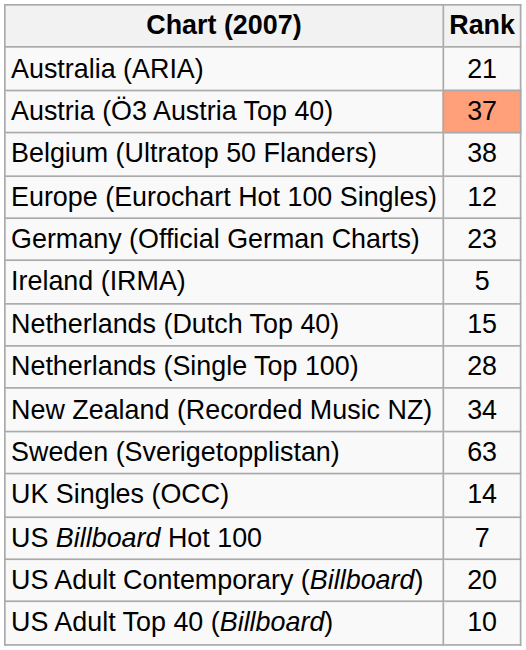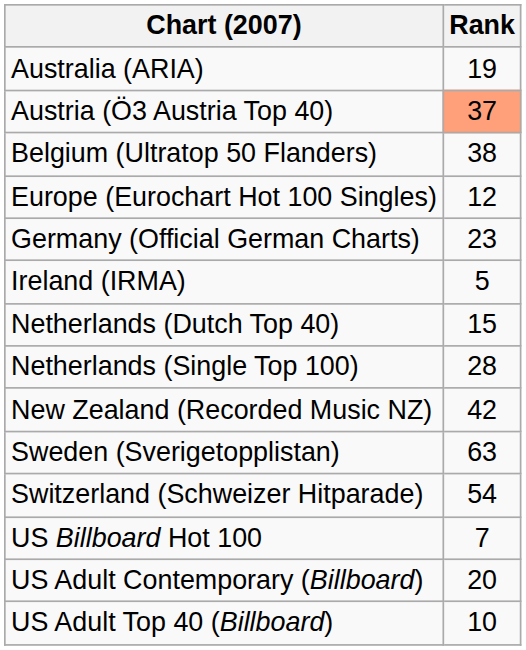(482, 68) 21 -> (482, 68) 19
(482, 409) 34 -> (482, 409) 42
+ row: (217, 494)
- row: (120, 494)
